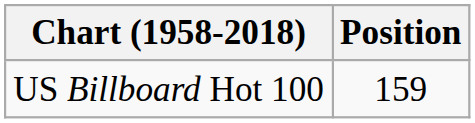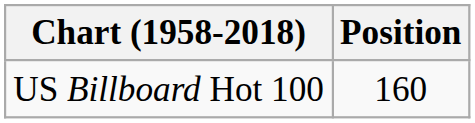(401, 88) 159 -> (401, 88) 160
